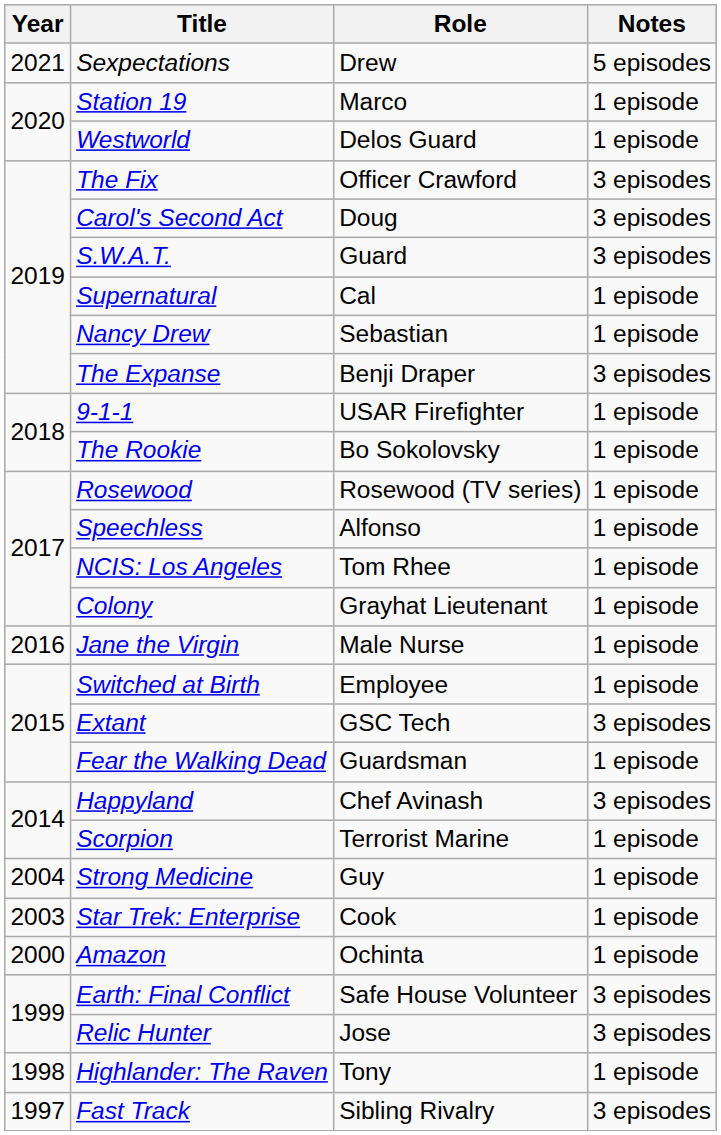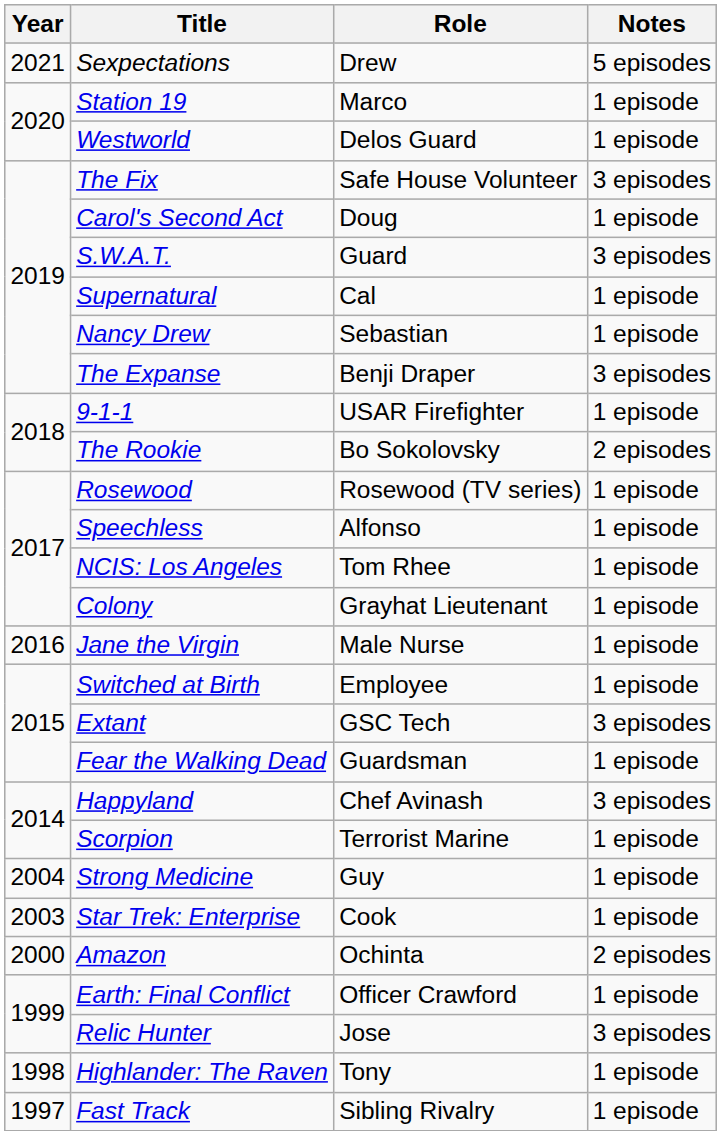(428, 179) Officer Crawford -> (458, 179) Safe House Volunteer
(652, 218) 3 episodes -> (646, 218) 1 episode
(646, 450) 1 episode -> (652, 450) 2 episodes
(646, 955) 1 episode -> (652, 955) 2 episodes
(458, 994) Safe House Volunteer -> (428, 994) Officer Crawford
(652, 994) 3 episodes -> (646, 994) 1 episode
(652, 1110) 3 episodes -> (646, 1110) 1 episode
